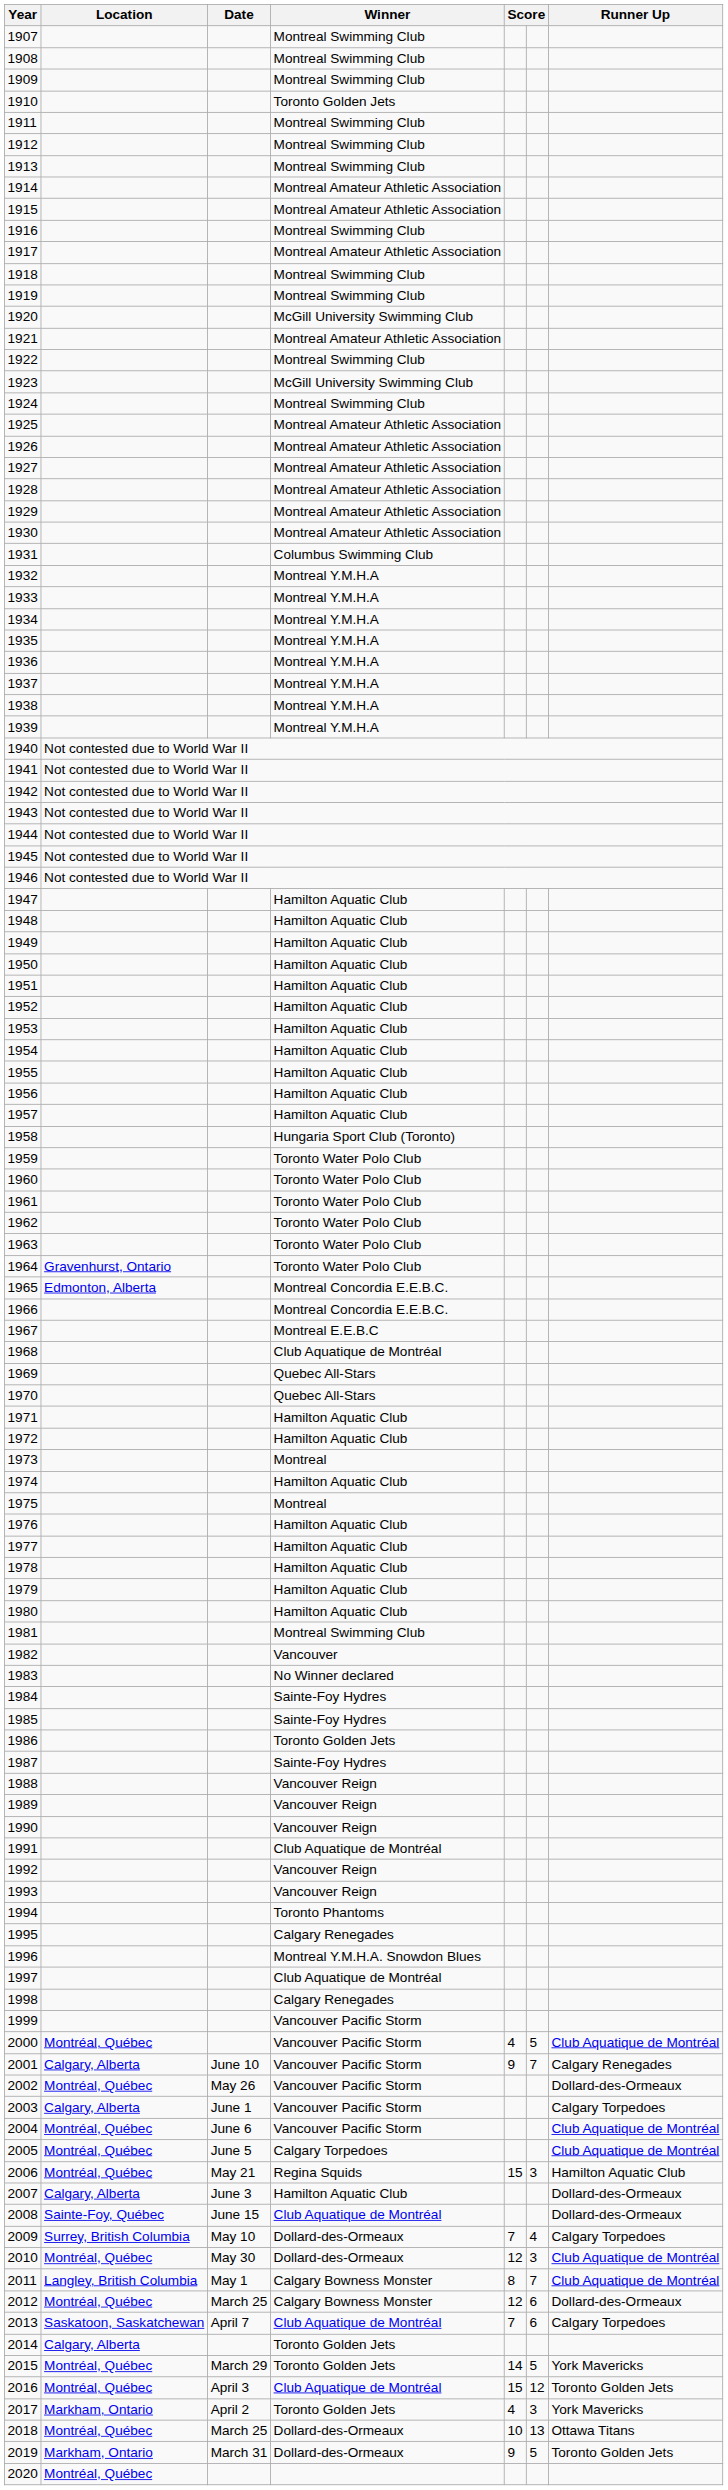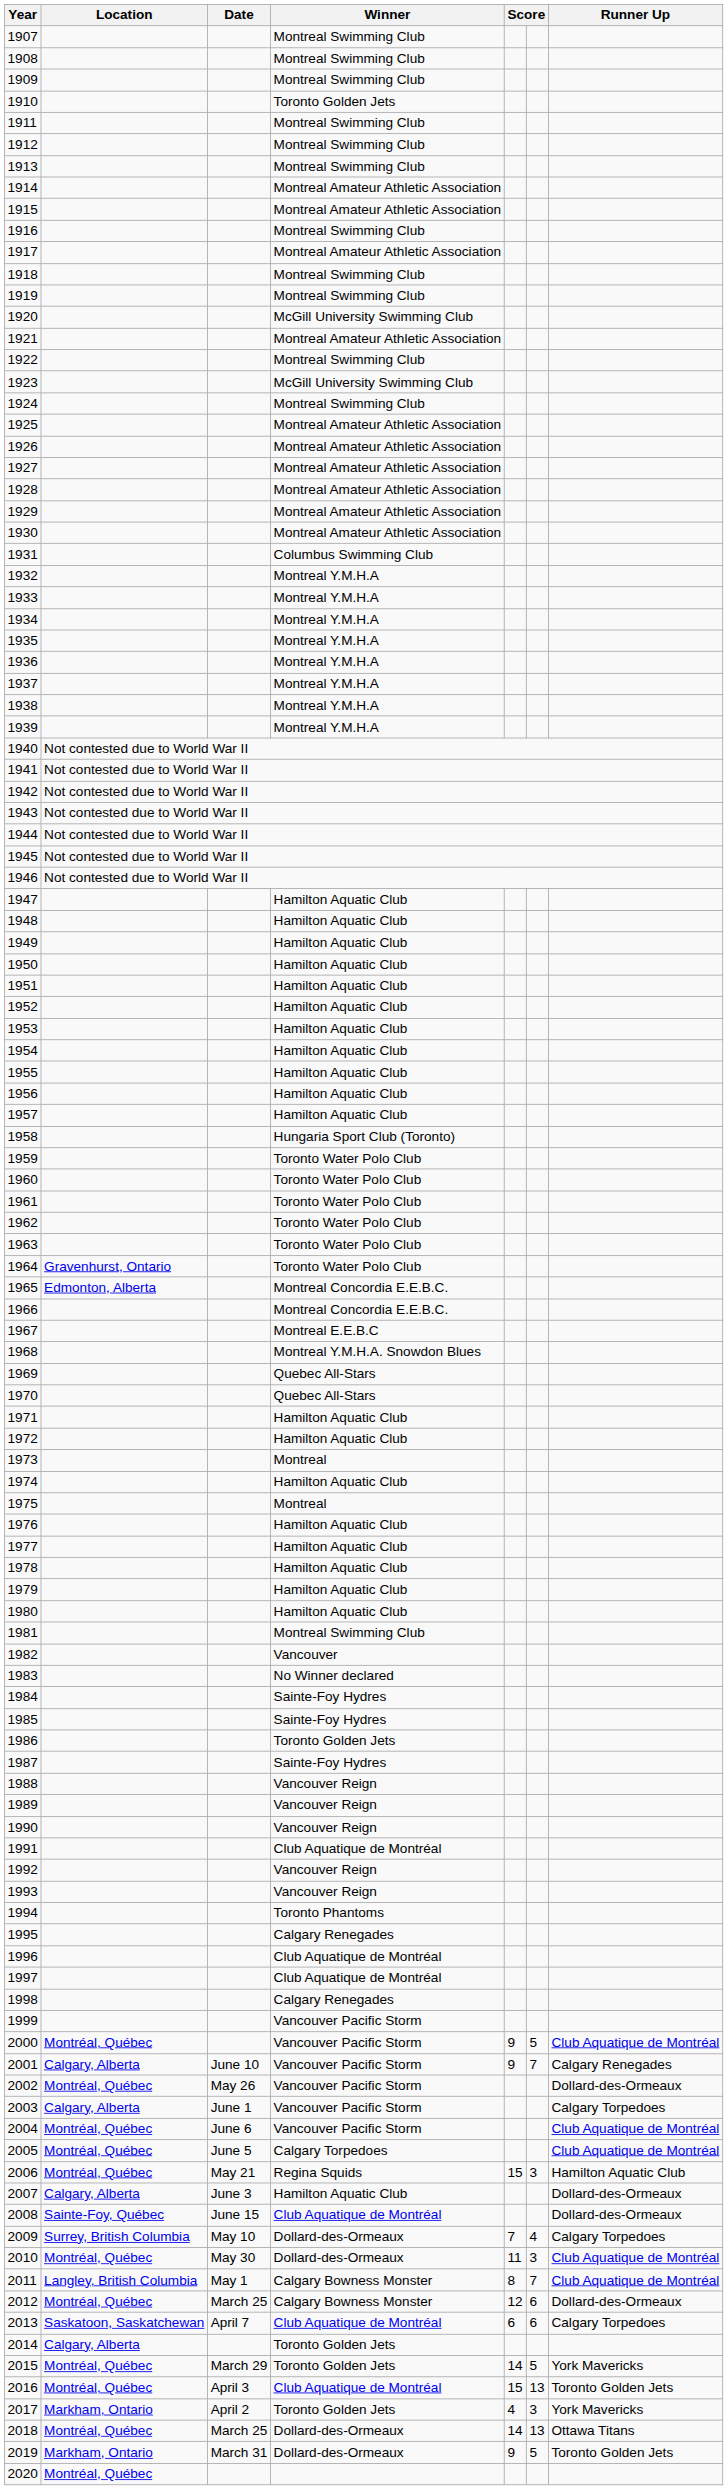(358, 1352) Club Aquatique de Montréal -> (377, 1352) Montreal Y.M.H.A. Snowdon Blues
(377, 1956) Montreal Y.M.H.A. Snowdon Blues -> (358, 1956) Club Aquatique de Montréal
(511, 2042) 4 -> (511, 2042) 9
(515, 2258) 12 -> (514, 2258) 11
(511, 2323) 7 -> (511, 2323) 6
(537, 2387) 12 -> (537, 2387) 13
(515, 2430) 10 -> (515, 2430) 14
